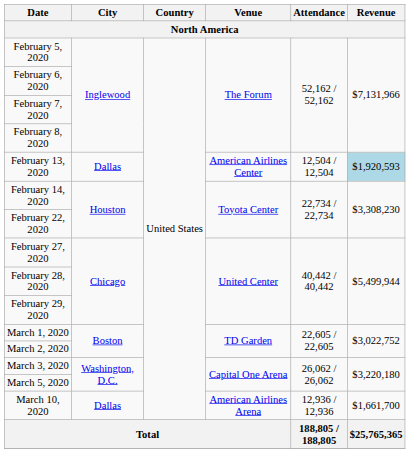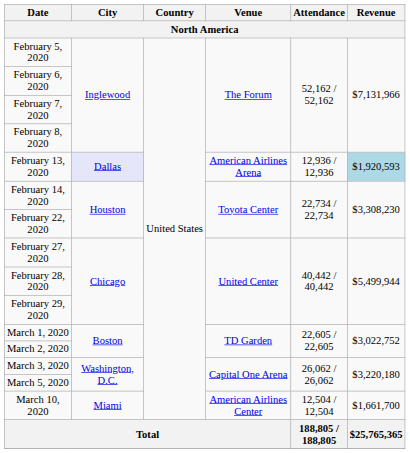(108, 166) no background -> (108, 166) lavender background
(248, 166) American Airlines Center -> (248, 166) American Airlines Arena
(319, 166) 12,504 / 12,504 -> (319, 166) 12,936 / 12,936
(108, 405) Dallas -> (108, 405) Miami
(248, 405) American Airlines Arena -> (248, 405) American Airlines Center
(319, 405) 12,936 / 12,936 -> (319, 405) 12,504 / 12,504
